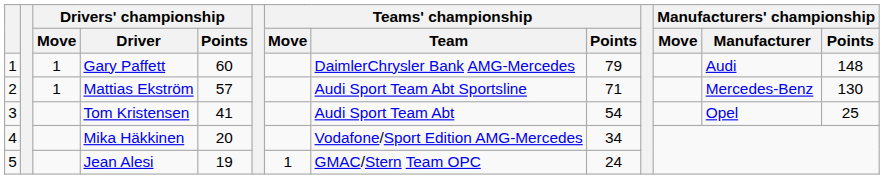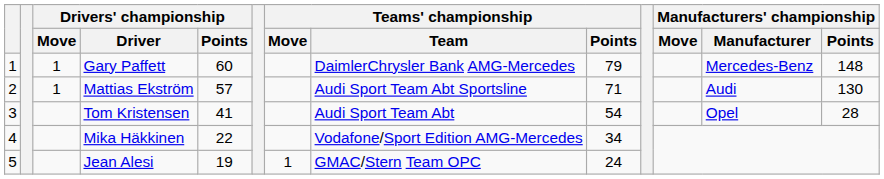(721, 65) Audi -> (760, 65) Mercedes-Benz
(760, 89) Mercedes-Benz -> (721, 89) Audi
(850, 113) 25 -> (850, 113) 28
(224, 137) 20 -> (224, 137) 22
